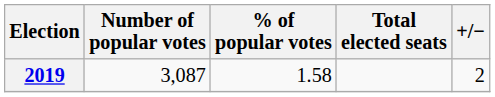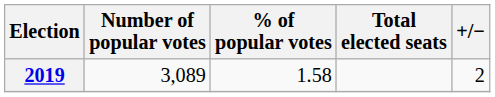(183, 75) 3,087 -> (183, 75) 3,089
